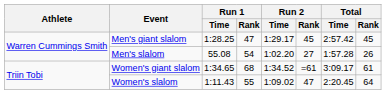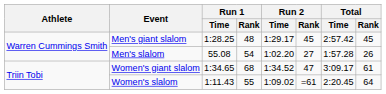(249, 40) 47 -> (249, 40) 48
(309, 68) =61 -> (309, 68) 47
(309, 83) 47 -> (309, 83) =61
